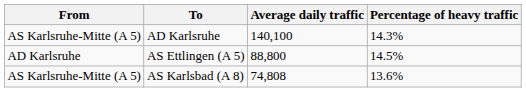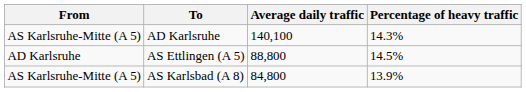(268, 76) 74,808 -> (268, 76) 84,800
(387, 76) 13.6% -> (387, 76) 13.9%
